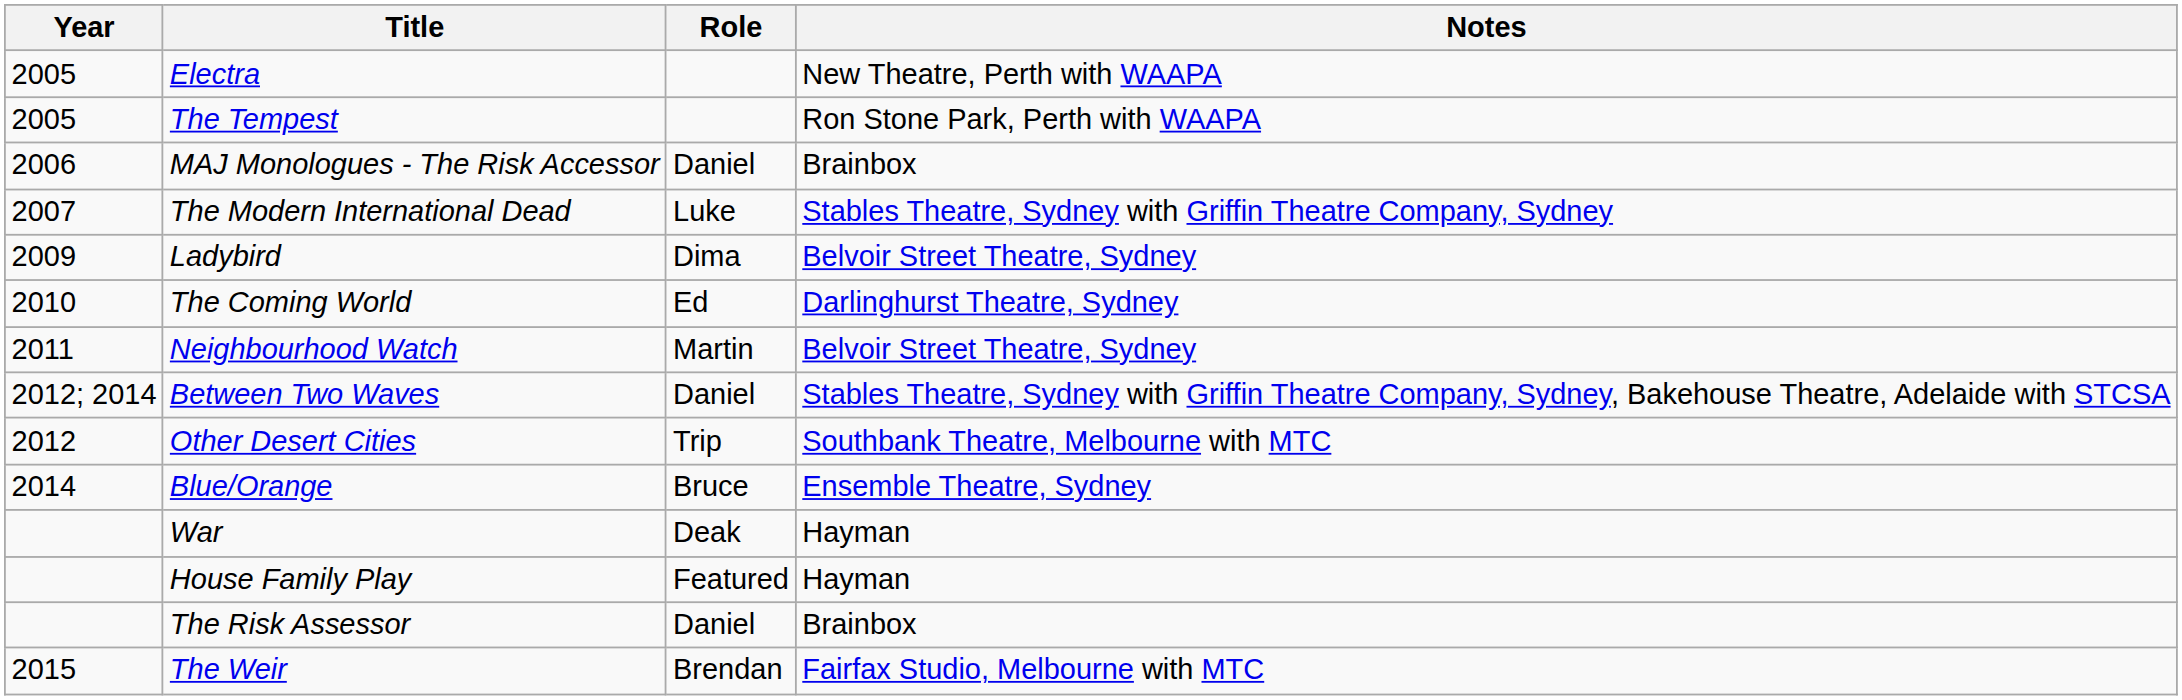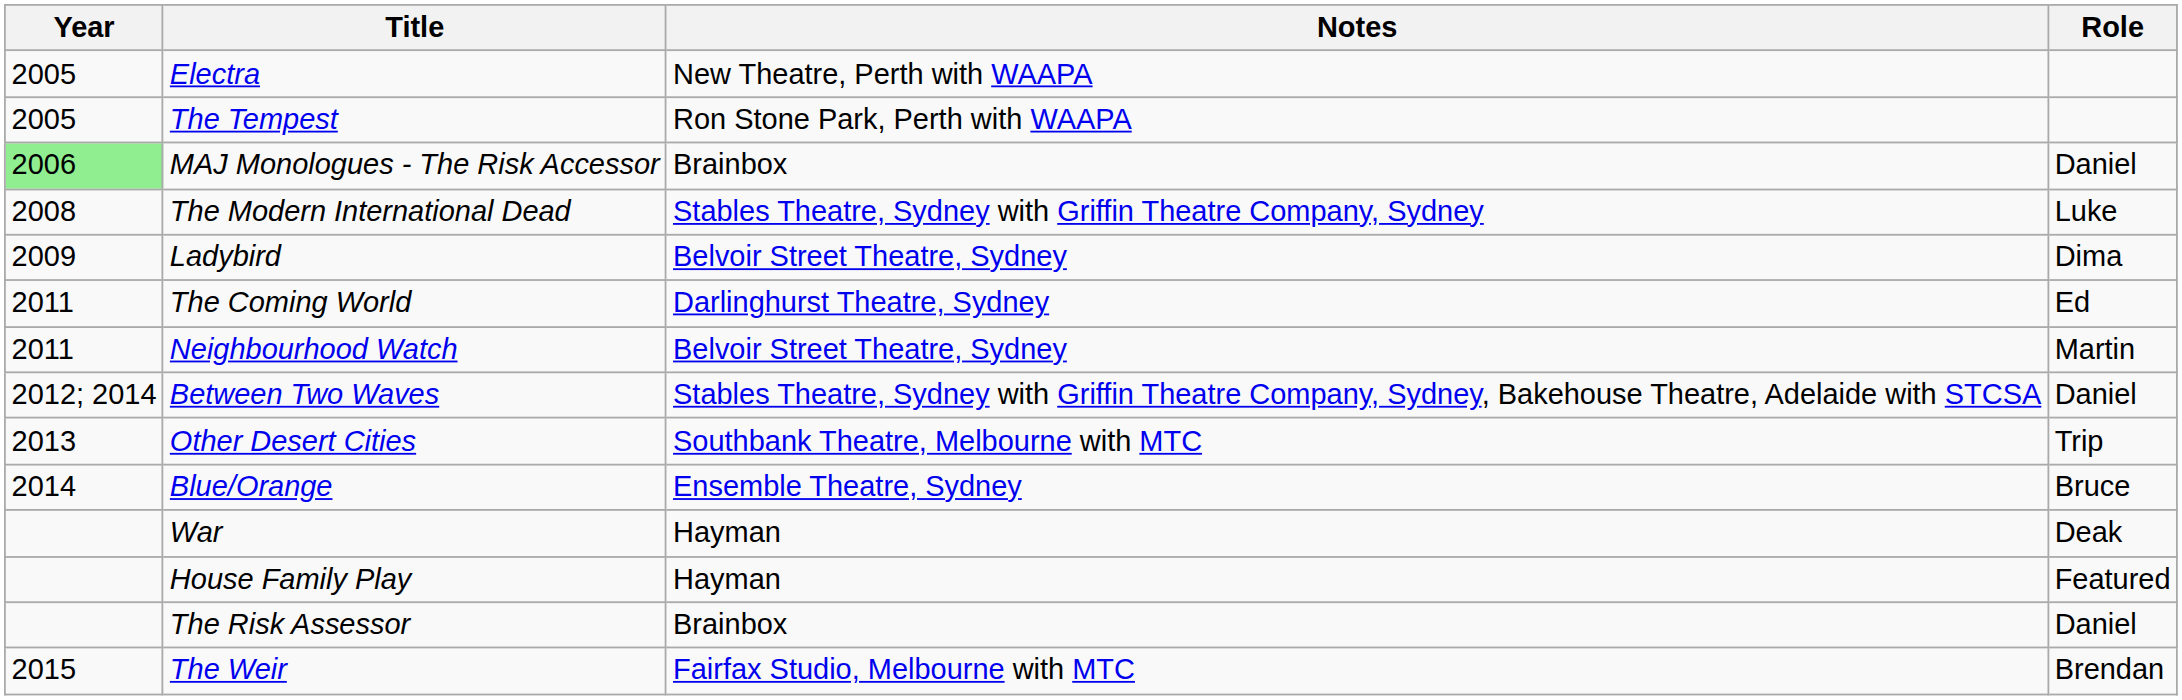columns swapped: (731, 27) <-> (1486, 27)
(44, 165) no background -> (44, 165) lightgreen background
(44, 211) 2007 -> (44, 211) 2008
(44, 303) 2010 -> (43, 303) 2011
(44, 440) 2012 -> (44, 440) 2013
